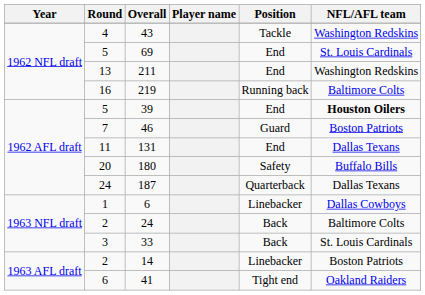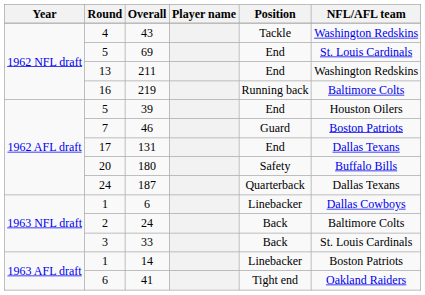(366, 109) bold -> (366, 109) normal
(105, 147) 11 -> (105, 147) 17
(105, 261) 2 -> (105, 261) 1
